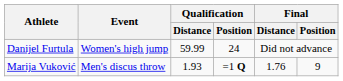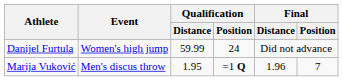(192, 67) 1.93 -> (192, 67) 1.95
(276, 67) 1.76 -> (276, 67) 1.96
(318, 67) 9 -> (318, 67) 7
